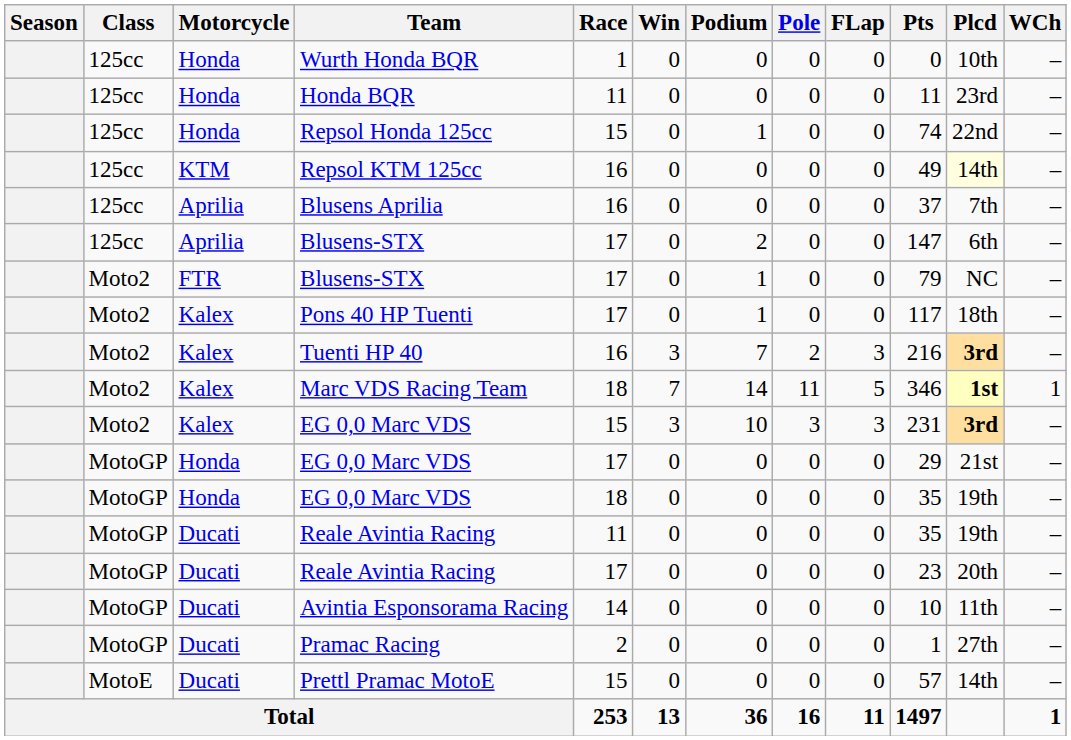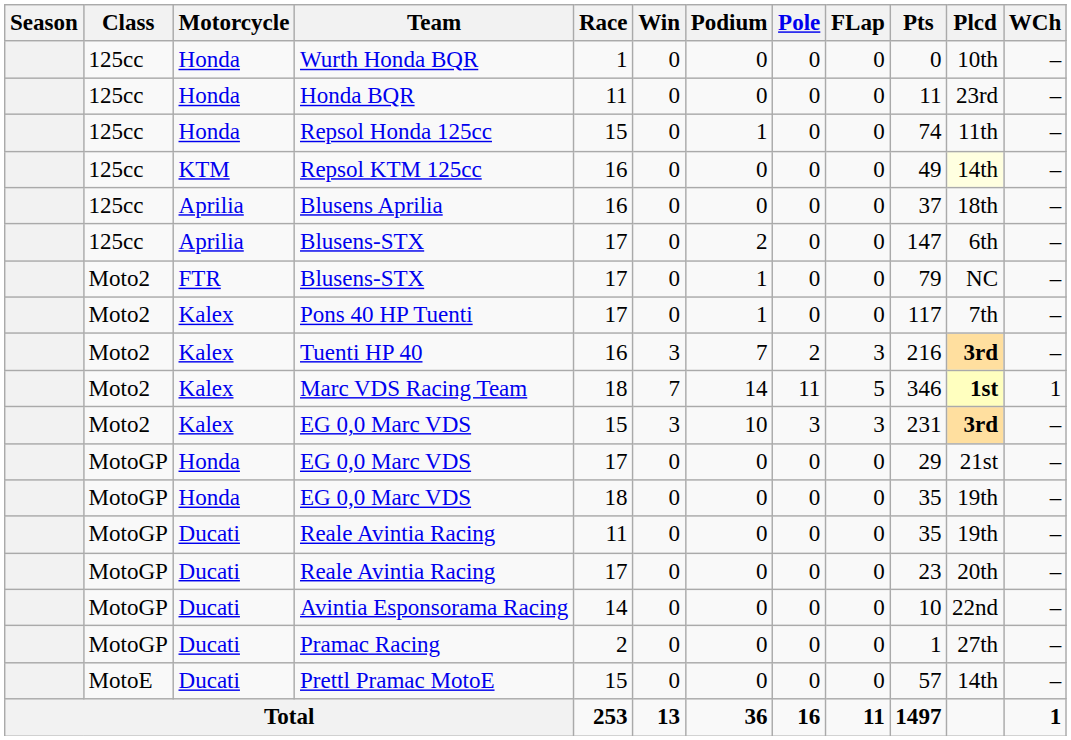(975, 132) 22nd -> (978, 132) 11th
(983, 205) 7th -> (978, 205) 18th
(978, 315) 18th -> (983, 315) 7th
(978, 607) 11th -> (975, 607) 22nd
